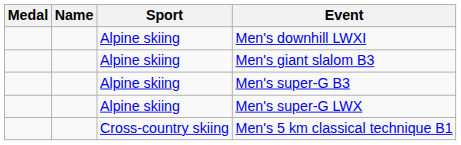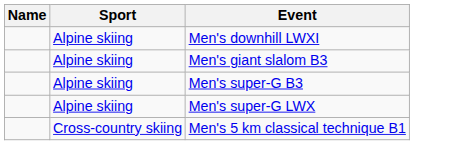- column: (28, 15)
